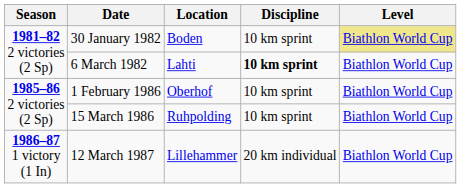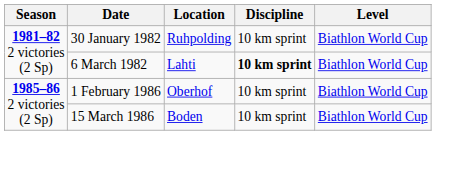(185, 39) Boden -> (199, 39) Ruhpolding
(398, 39) khaki background -> (373, 39) no background
(199, 117) Ruhpolding -> (185, 117) Boden
- row: (112, 156)
